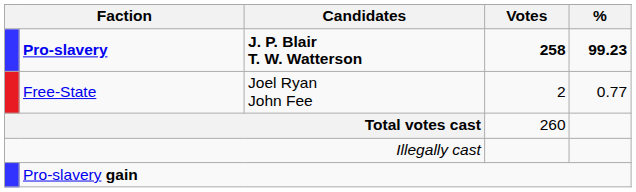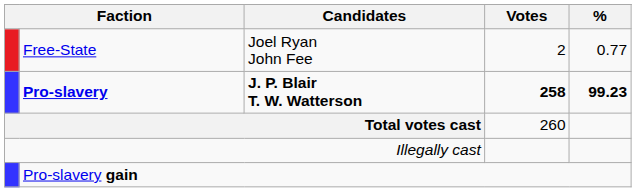rows swapped: (65, 50) <-> (60, 92)
